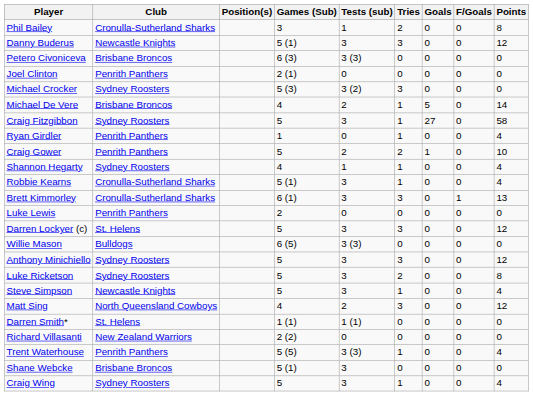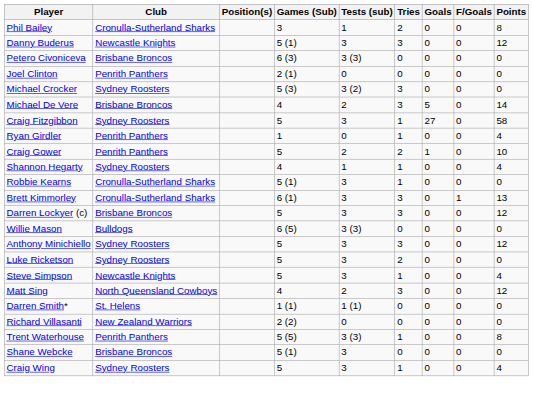(400, 105) 1 -> (400, 105) 3
(499, 182) 4 -> (499, 182) 0
- row: (31, 213)
(118, 228) St. Helens -> (134, 213) Brisbane Broncos
(499, 275) 8 -> (499, 259) 0
(499, 352) 4 -> (499, 337) 8
